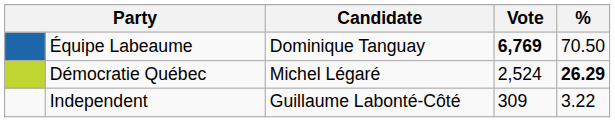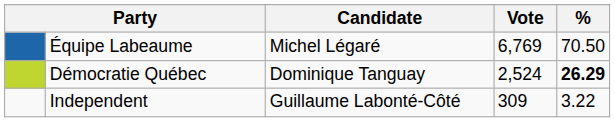(347, 46) Dominique Tanguay -> (325, 46) Michel Légaré
(520, 46) bold -> (520, 46) normal
(325, 74) Michel Légaré -> (347, 74) Dominique Tanguay
